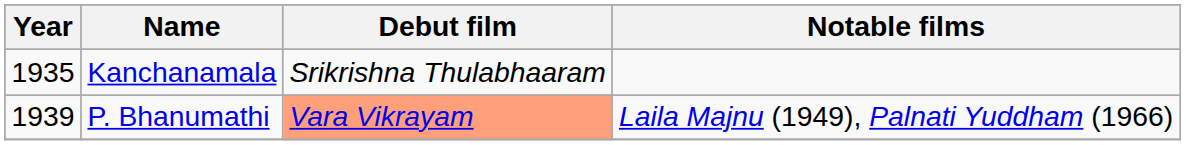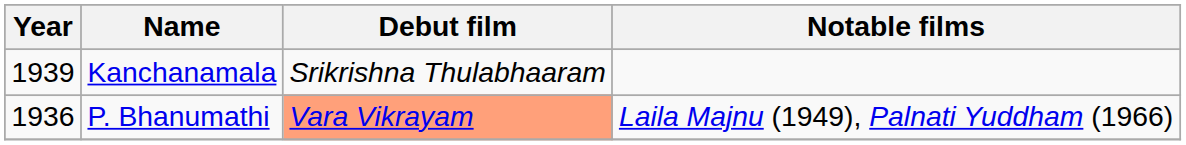(43, 71) 1935 -> (43, 71) 1939
(43, 116) 1939 -> (43, 116) 1936
